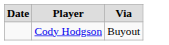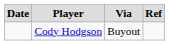+ column: (154, 13)
